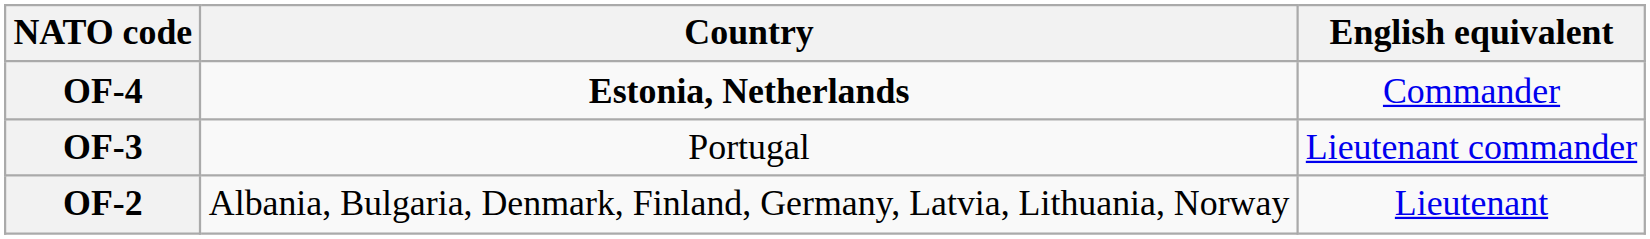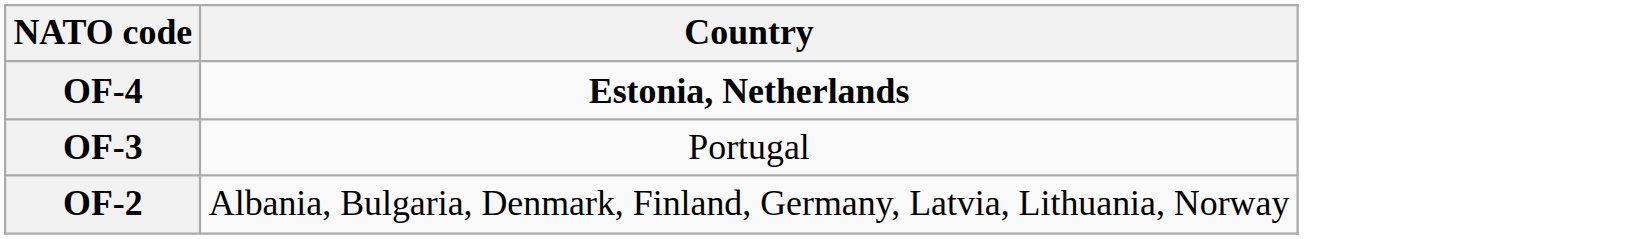- column: (1471, 32)
